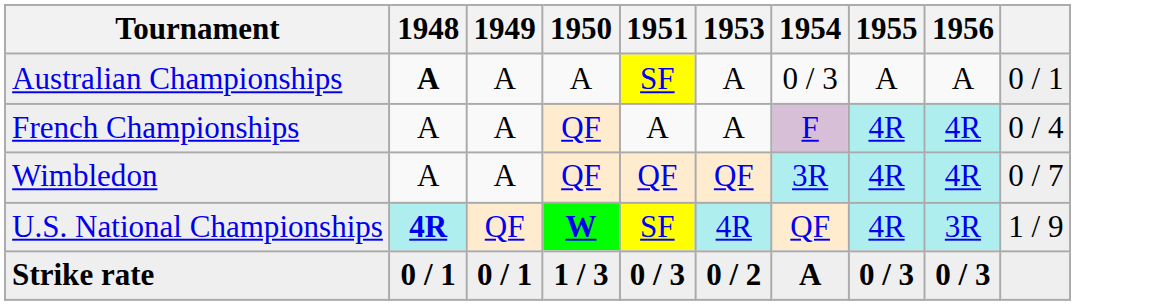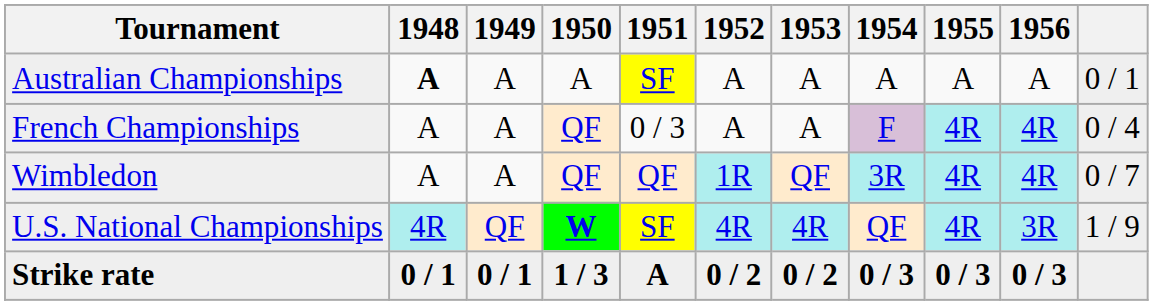+ column: (734, 29)
(810, 78) 0 / 3 -> (887, 78) A
(657, 127) A -> (657, 127) 0 / 3
(428, 226) bold -> (428, 226) normal
(657, 275) 0 / 3 -> (657, 275) A
(810, 275) A -> (887, 275) 0 / 3
